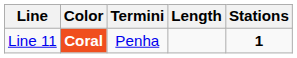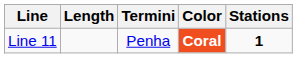columns swapped: (84, 16) <-> (197, 16)
